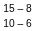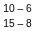rows swapped: (17, 23) <-> (17, 9)
